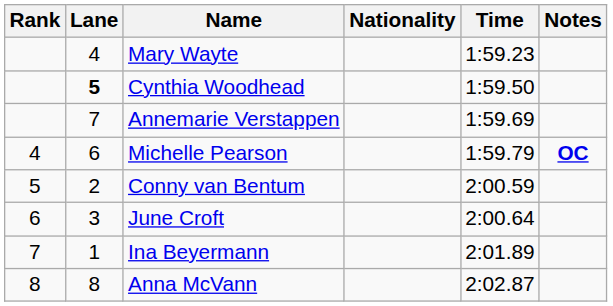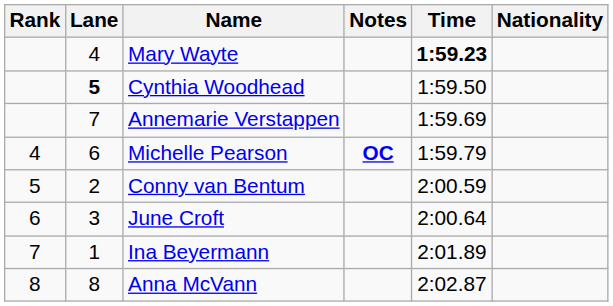columns swapped: (402, 20) <-> (573, 20)
(500, 53) normal -> (452, 53) bold
